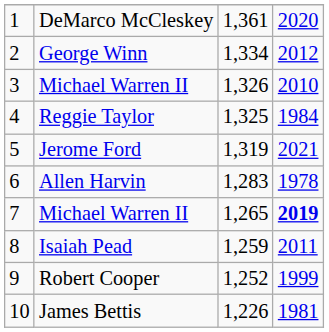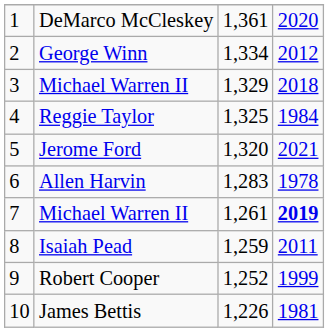(246, 85) 1,326 -> (246, 85) 1,329
(298, 85) 2010 -> (298, 85) 2018
(246, 149) 1,319 -> (246, 149) 1,320
(246, 213) 1,265 -> (246, 213) 1,261
